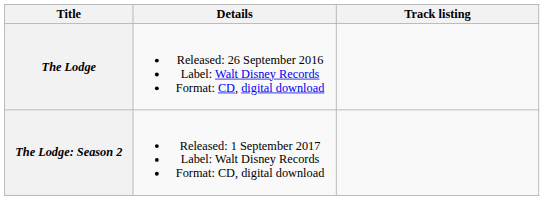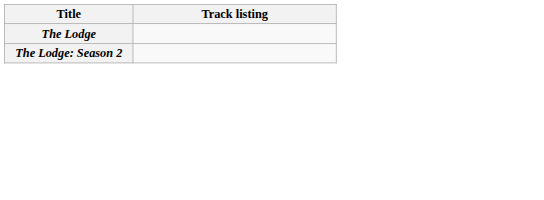- column: (235, 14)
